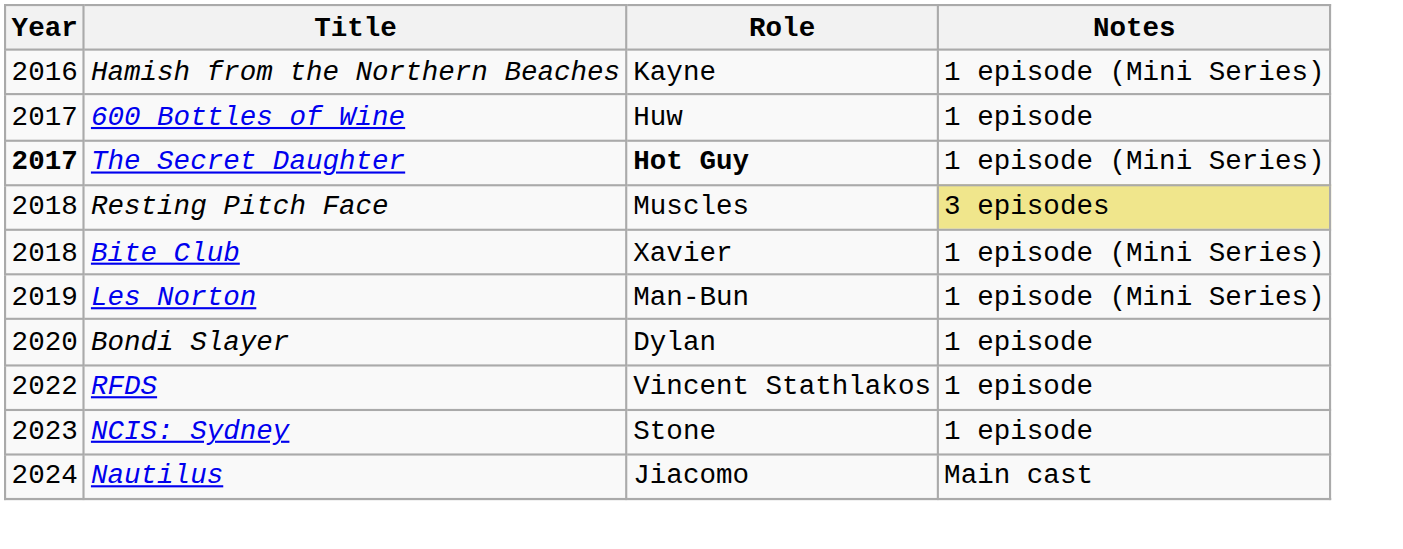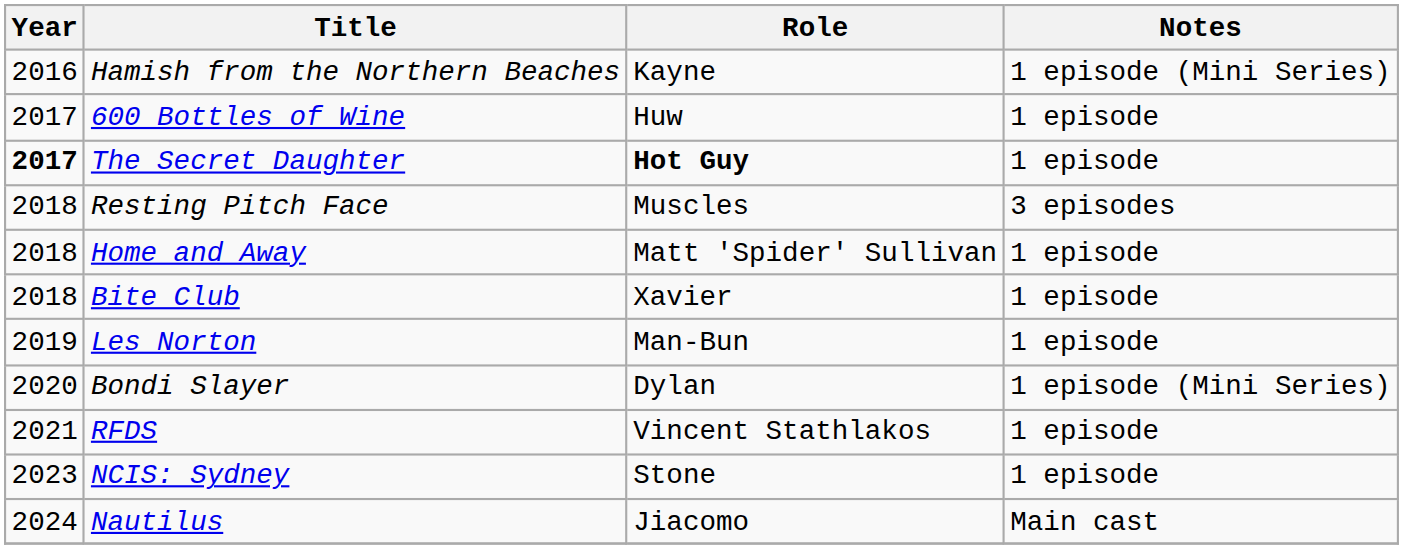(1134, 162) 1 episode (Mini Series) -> (1085, 162) 1 episode
(1027, 207) khaki background -> (1093, 207) no background
+ row: (198, 252)
(1134, 252) 1 episode (Mini Series) -> (1085, 297) 1 episode
(1134, 297) 1 episode (Mini Series) -> (1085, 342) 1 episode
(1019, 342) 1 episode -> (1200, 387) 1 episode (Mini Series)
(45, 387) 2022 -> (45, 432) 2021
